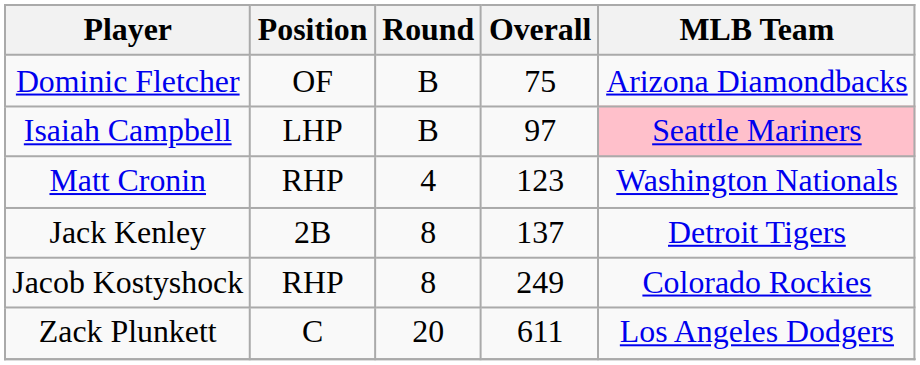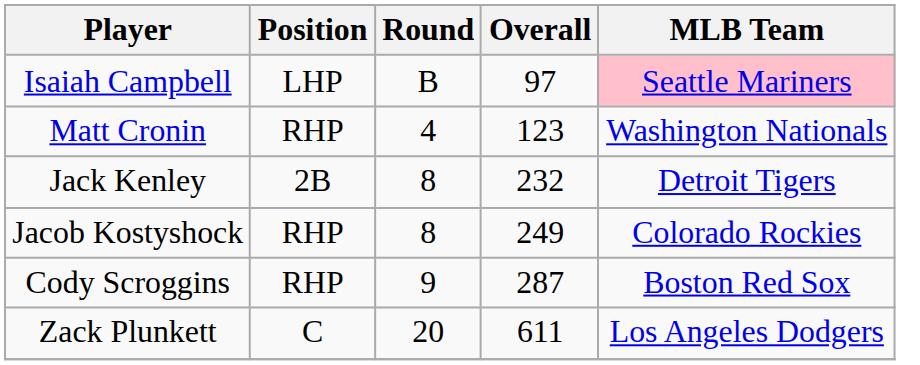- row: (128, 80)
(540, 231) 137 -> (540, 181) 232
+ row: (128, 282)
